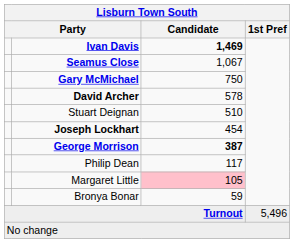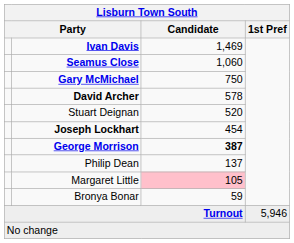(229, 46) bold -> (229, 46) normal
(229, 63) 1,067 -> (229, 63) 1,060
(234, 113) 510 -> (234, 113) 520
(234, 163) 117 -> (234, 163) 137
(274, 213) 5,496 -> (274, 213) 5,946
